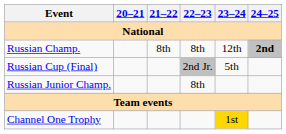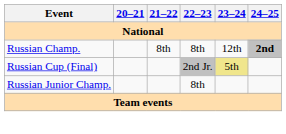(232, 66) no background -> (232, 66) khaki background
- row: (54, 119)
